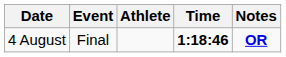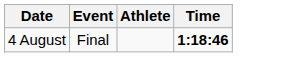- column: (256, 16)
